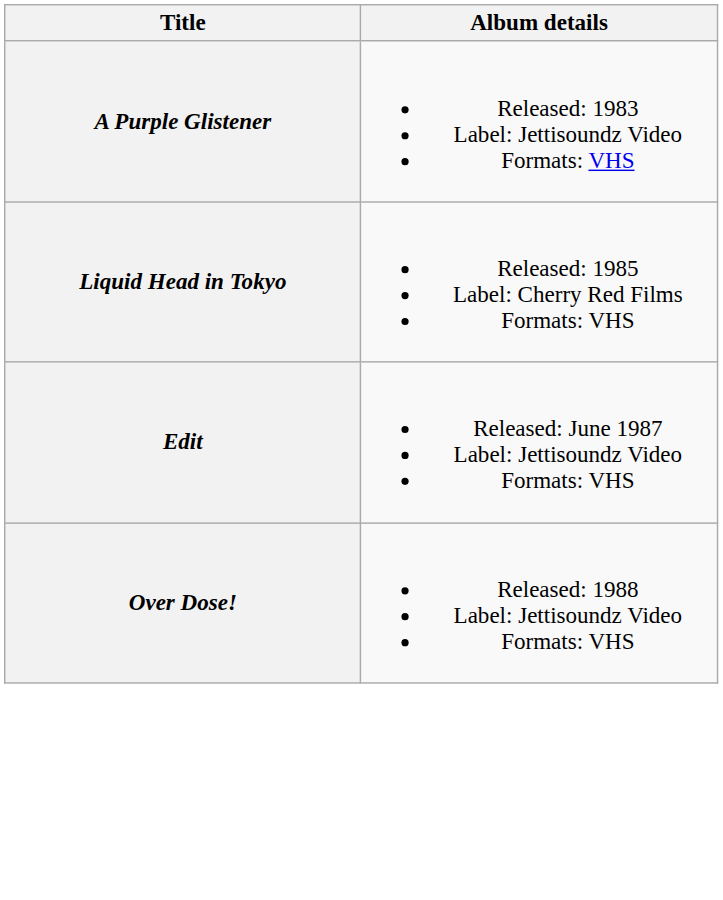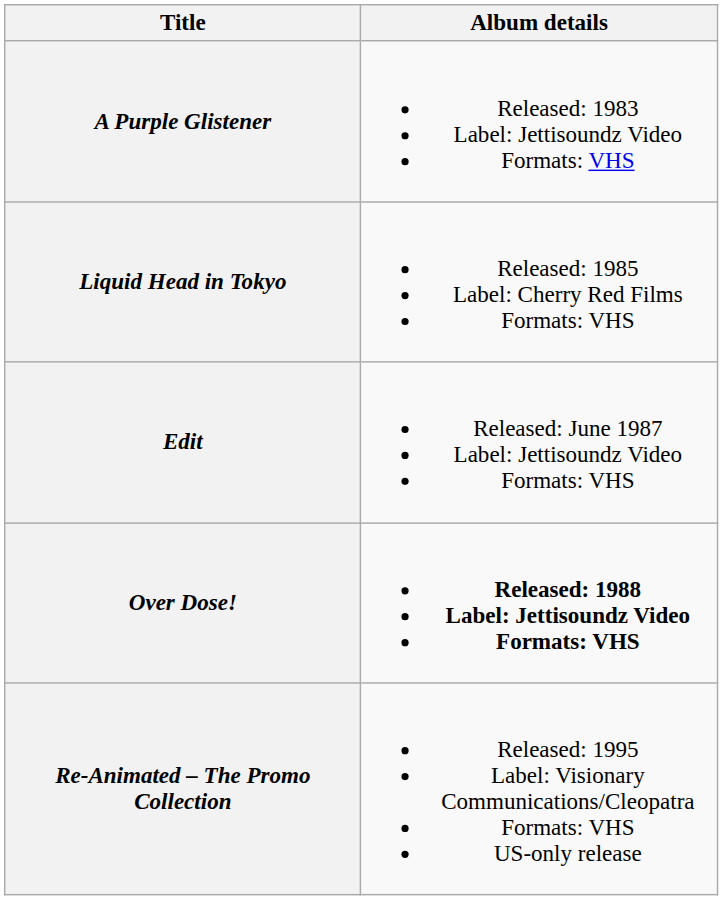(539, 616) normal -> (539, 616) bold
+ row: (183, 788)
